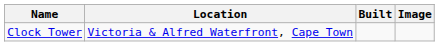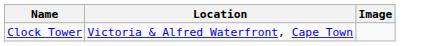- column: (375, 14)
